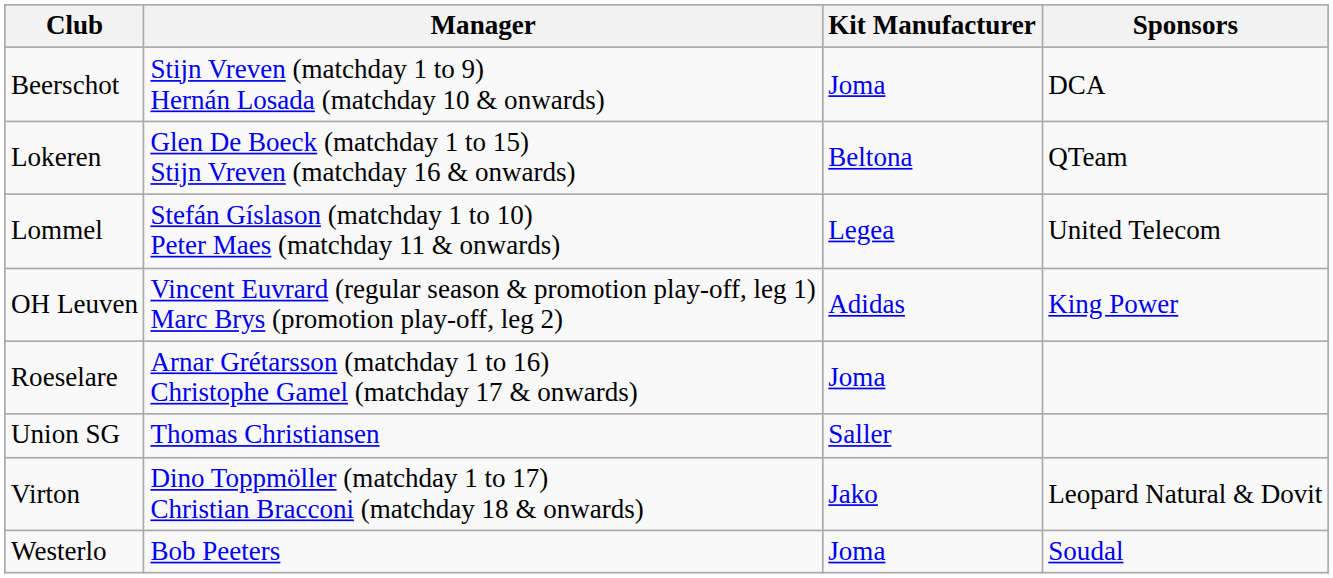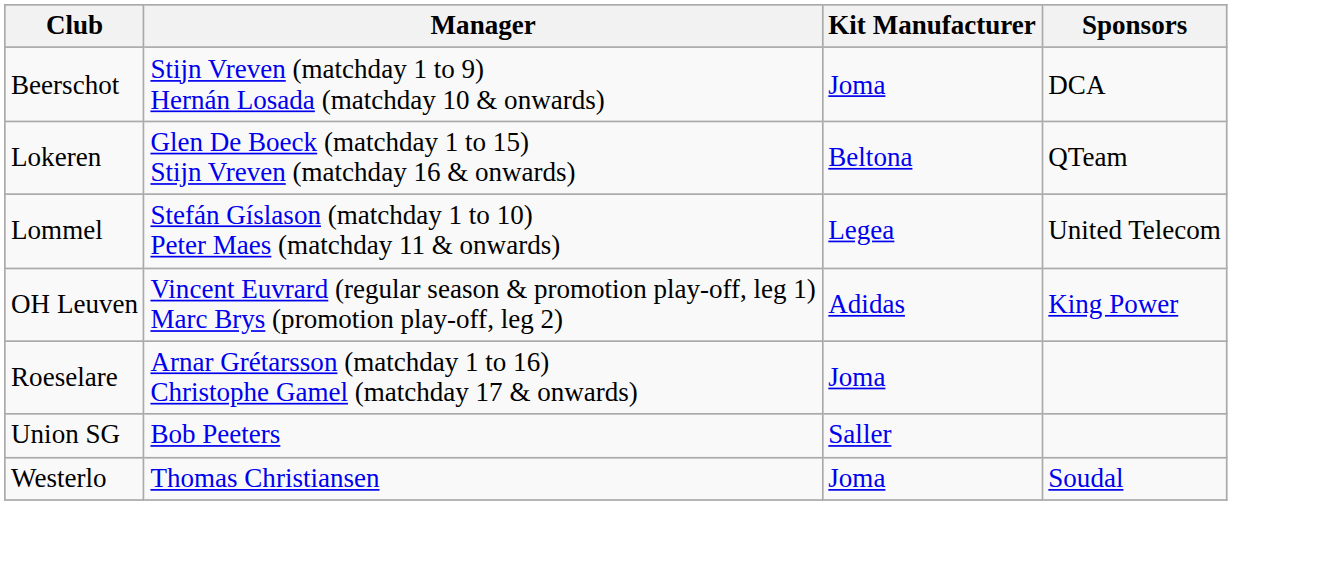(265, 435) Thomas Christiansen -> (215, 435) Bob Peeters
- row: (46, 493)
(215, 551) Bob Peeters -> (265, 478) Thomas Christiansen
